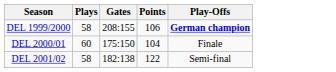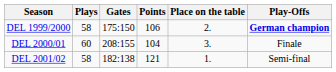+ column: (208, 12)
(118, 28) 208:155 -> (118, 28) 175:150
(118, 43) 175:150 -> (118, 43) 208:155
(152, 59) 122 -> (152, 59) 121
